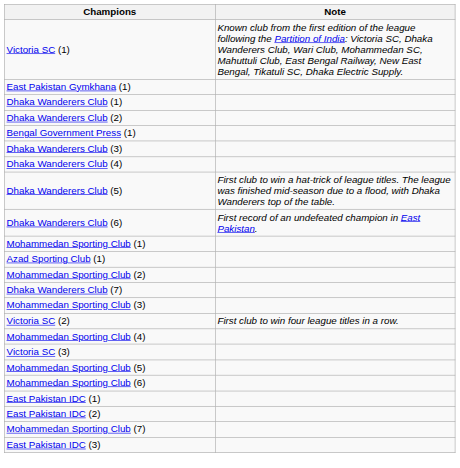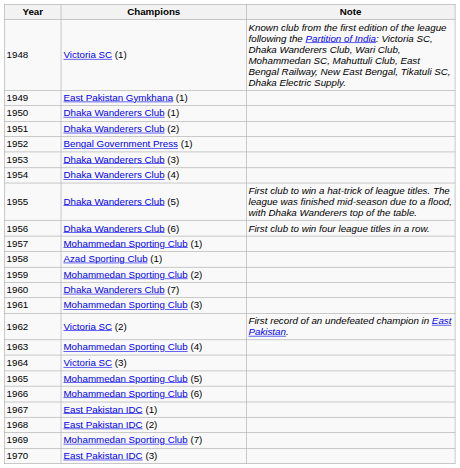+ column: (33, 12)
(319, 222) First record of an undefeated champion in East Pakistan. -> (339, 228) First club to win four league titles in a row.
(308, 321) First club to win four league titles in a row. -> (350, 326) First record of an undefeated champion in East Pakistan.
